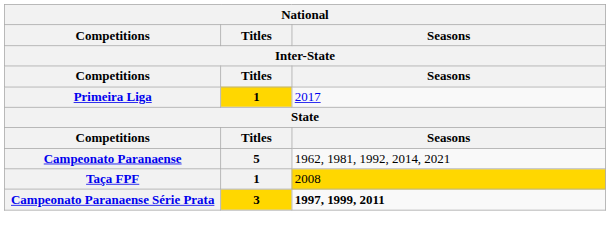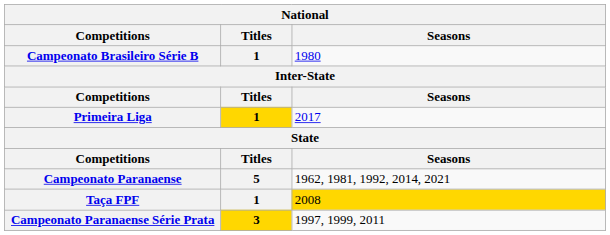+ row: (113, 55)
(340, 199) bold -> (340, 220) normal
